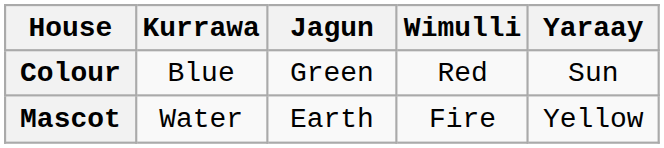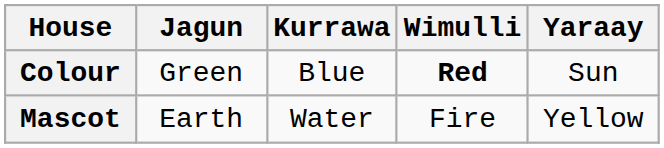columns swapped: (332, 28) <-> (201, 28)
(463, 73) normal -> (463, 73) bold
